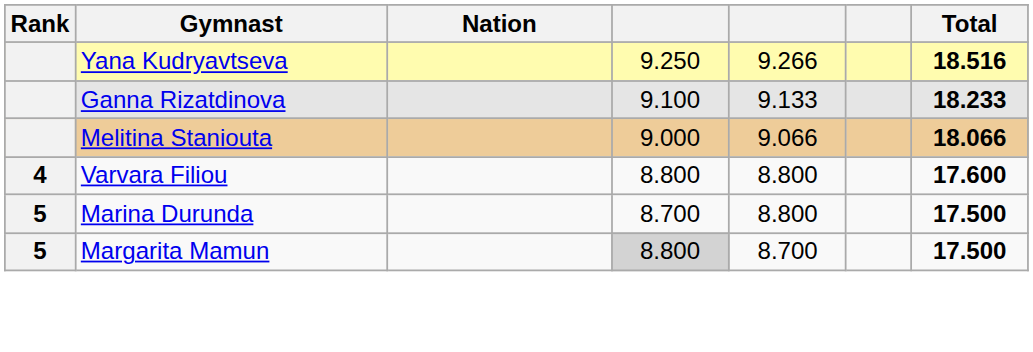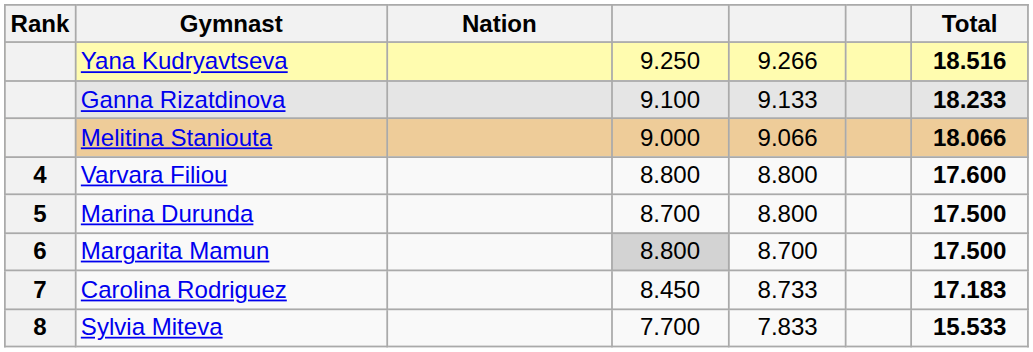(40, 251) 5 -> (40, 251) 6
+ row: (184, 289)
+ row: (152, 327)
